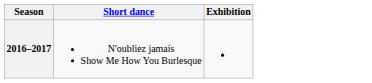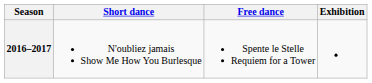+ column: (261, 12)
